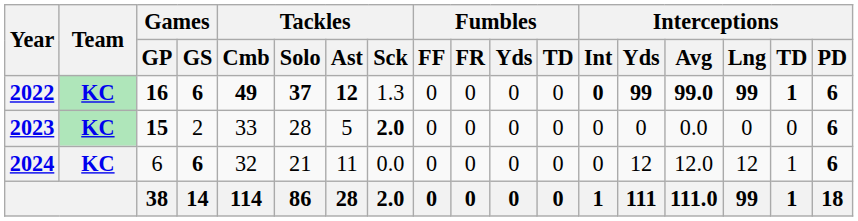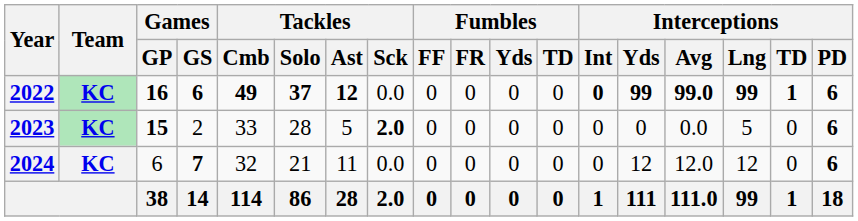(391, 92) 1.3 -> (391, 92) 0.0
(747, 127) 0 -> (747, 127) 5
(197, 163) 6 -> (197, 163) 7
(792, 163) 1 -> (792, 163) 0
